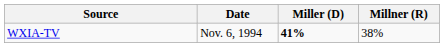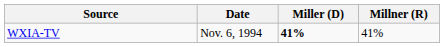(372, 33) 38% -> (372, 33) 41%
